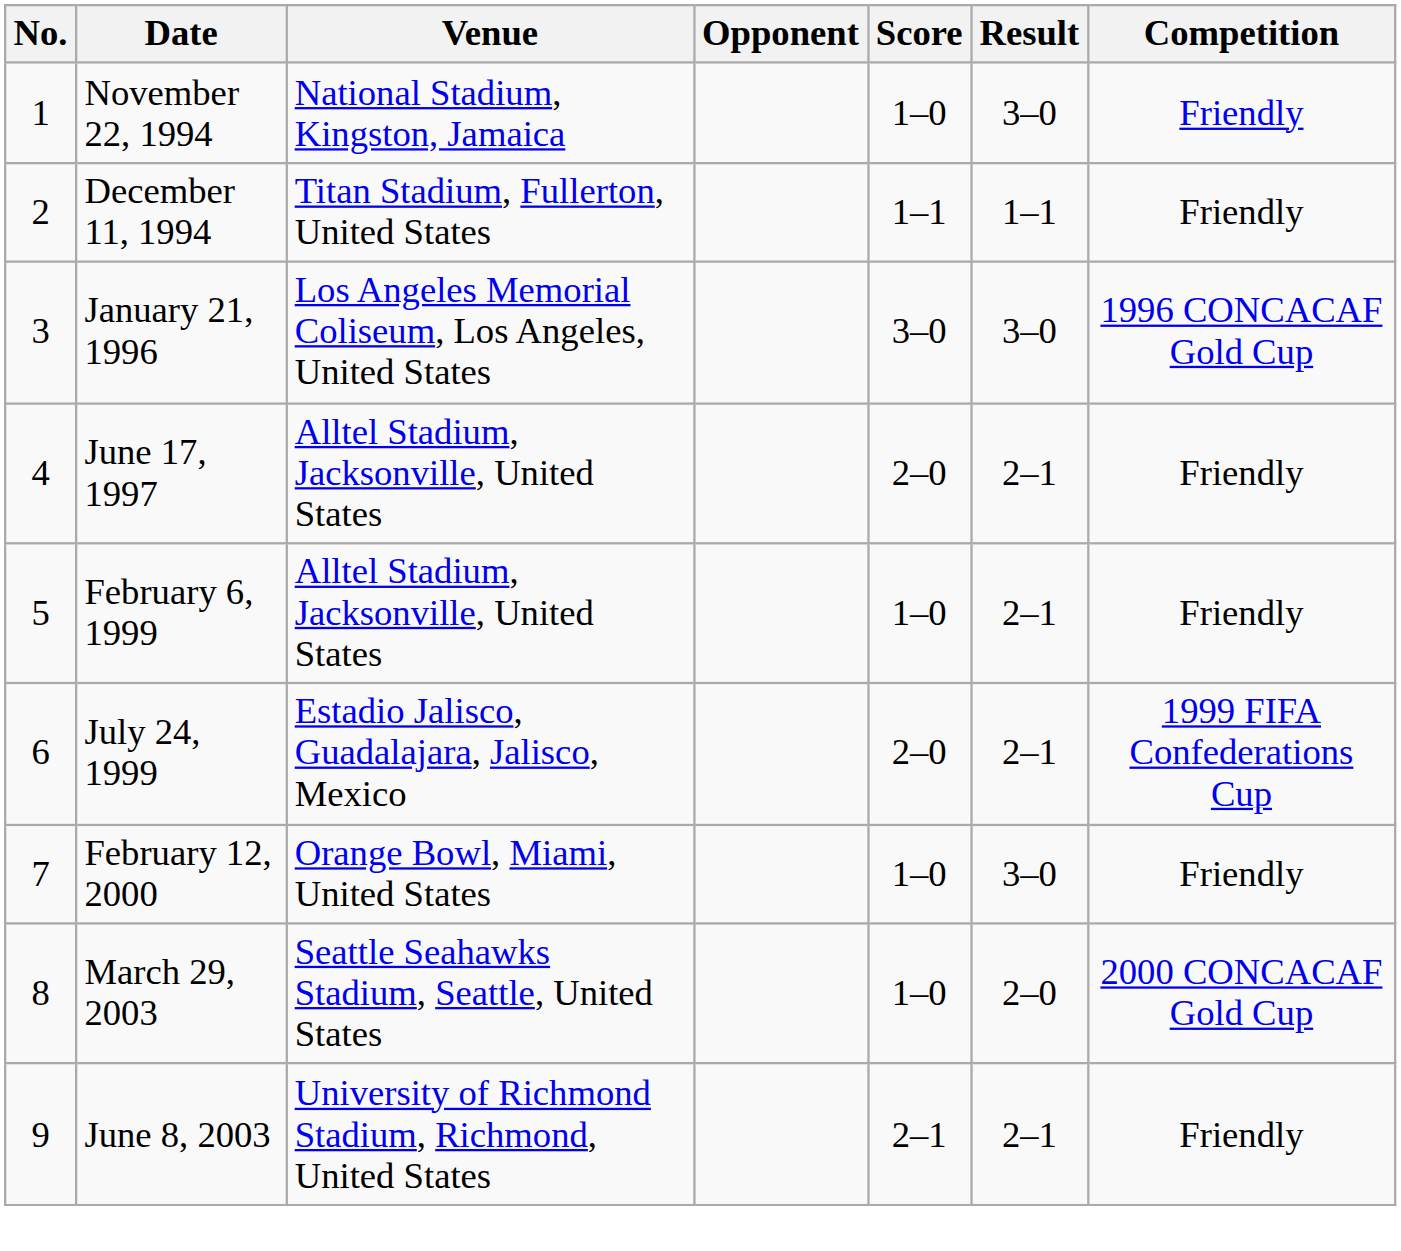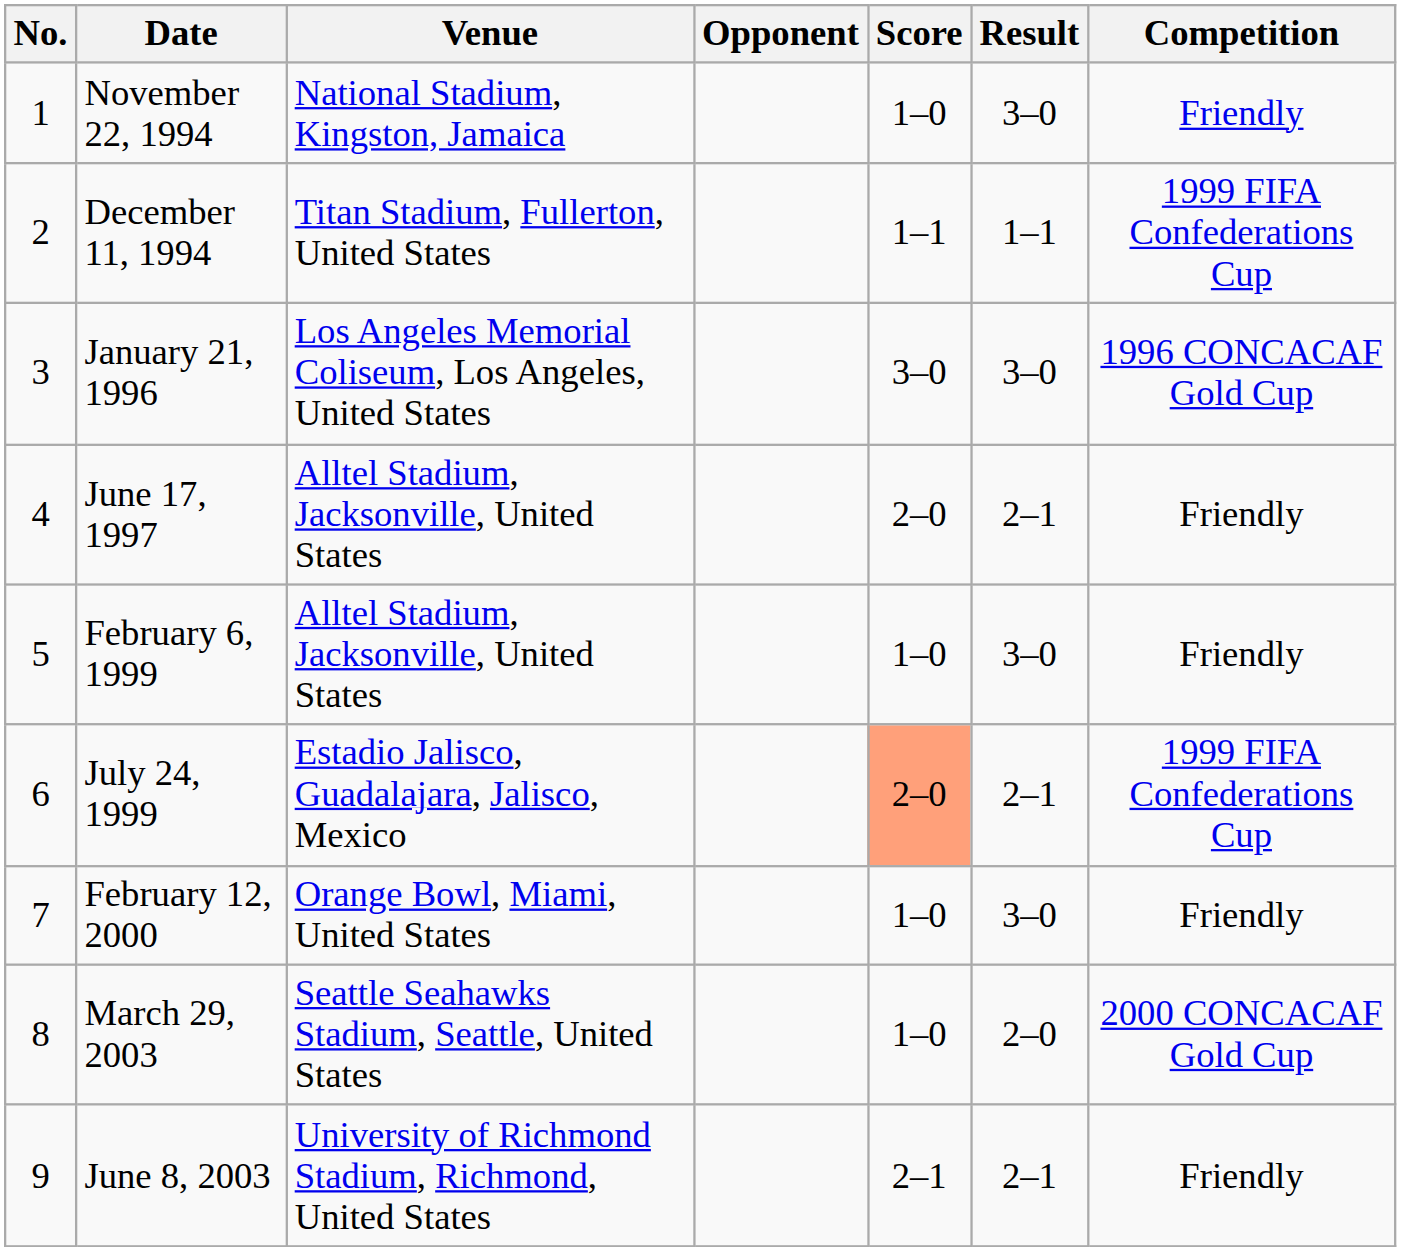(1241, 211) Friendly -> (1241, 232) 1999 FIFA Confederations Cup
(1029, 612) 2–1 -> (1029, 653) 3–0
(919, 753) no background -> (919, 794) lightsalmon background
